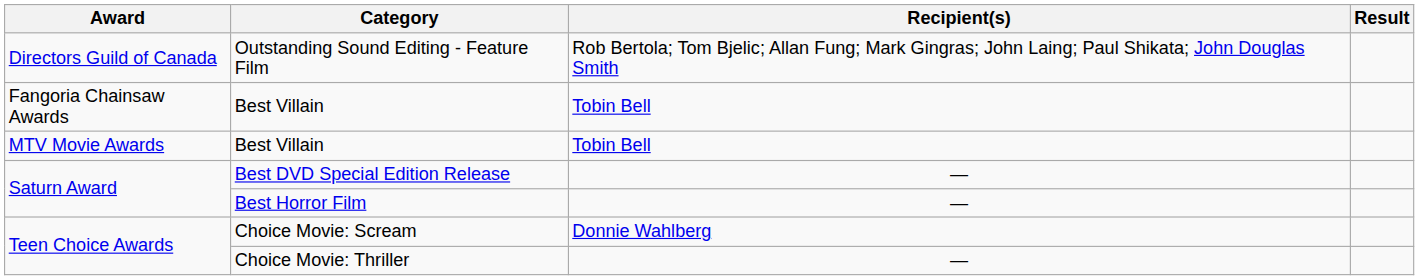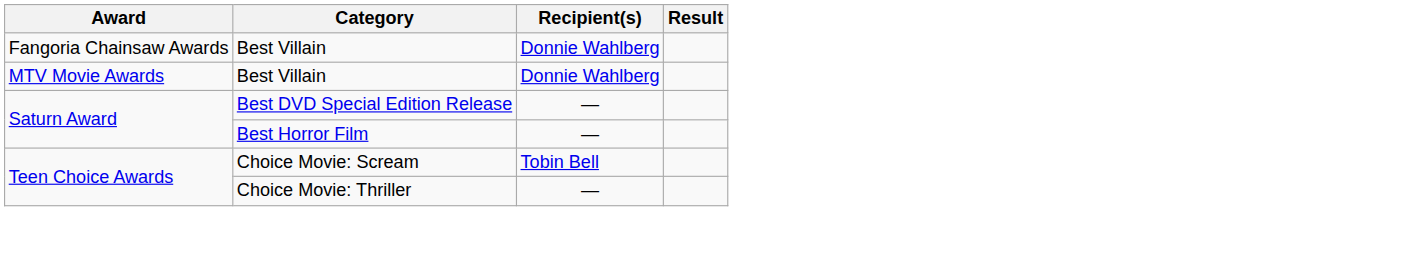- row: (113, 57)
(611, 106) Tobin Bell -> (590, 47) Donnie Wahlberg
(611, 145) Tobin Bell -> (590, 76) Donnie Wahlberg
(642, 231) Donnie Wahlberg -> (560, 162) Tobin Bell
